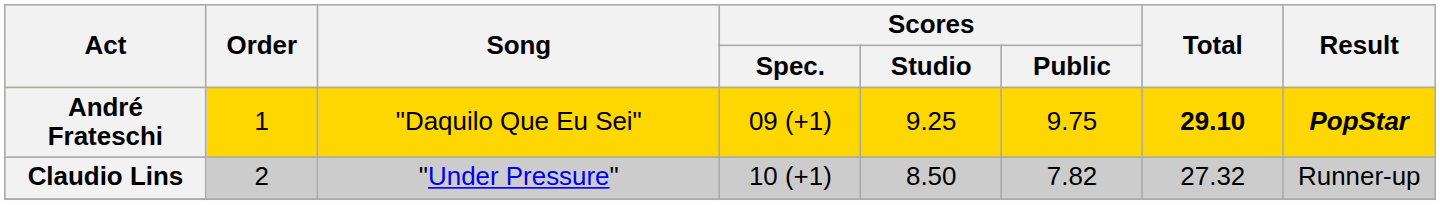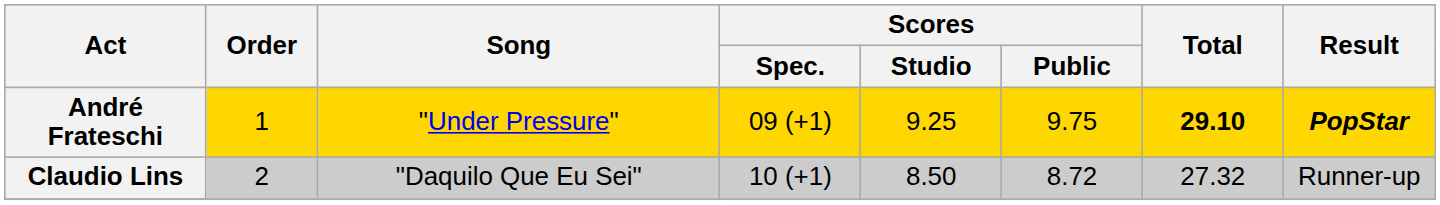(519, 121) "Daquilo Que Eu Sei" -> (519, 121) "Under Pressure"
(519, 177) "Under Pressure" -> (519, 177) "Daquilo Que Eu Sei"
(1072, 177) 7.82 -> (1072, 177) 8.72
